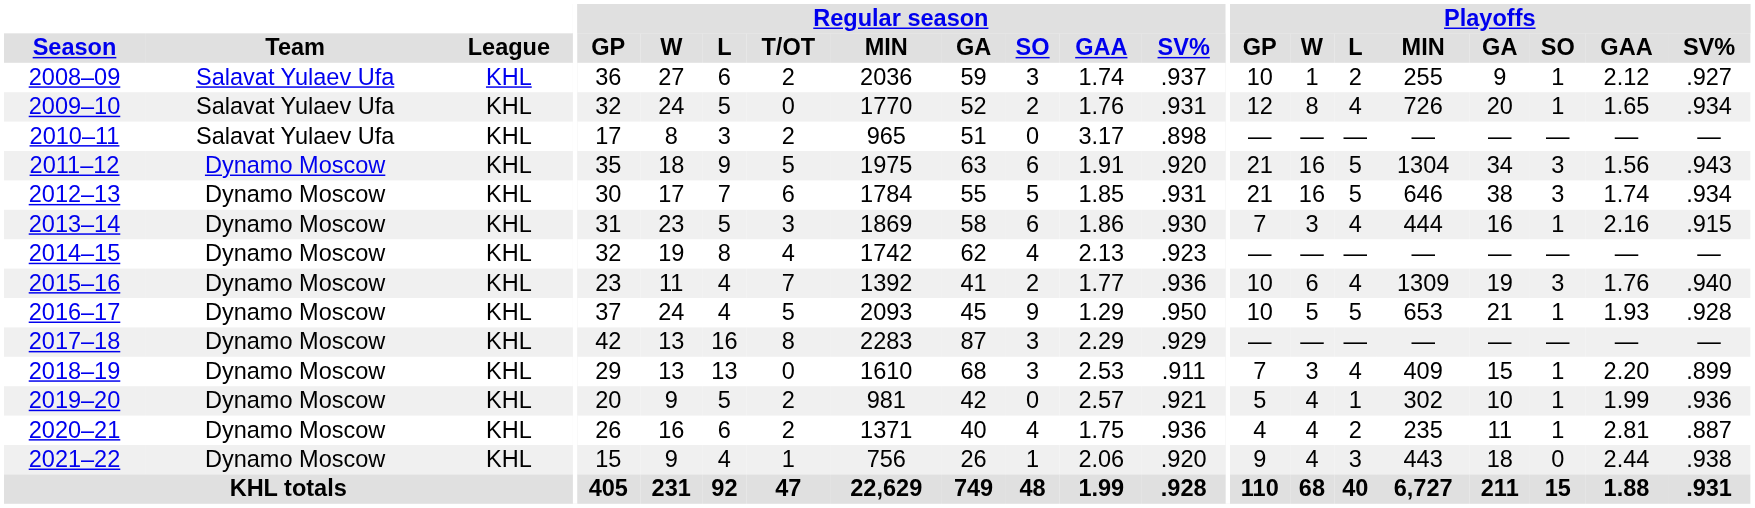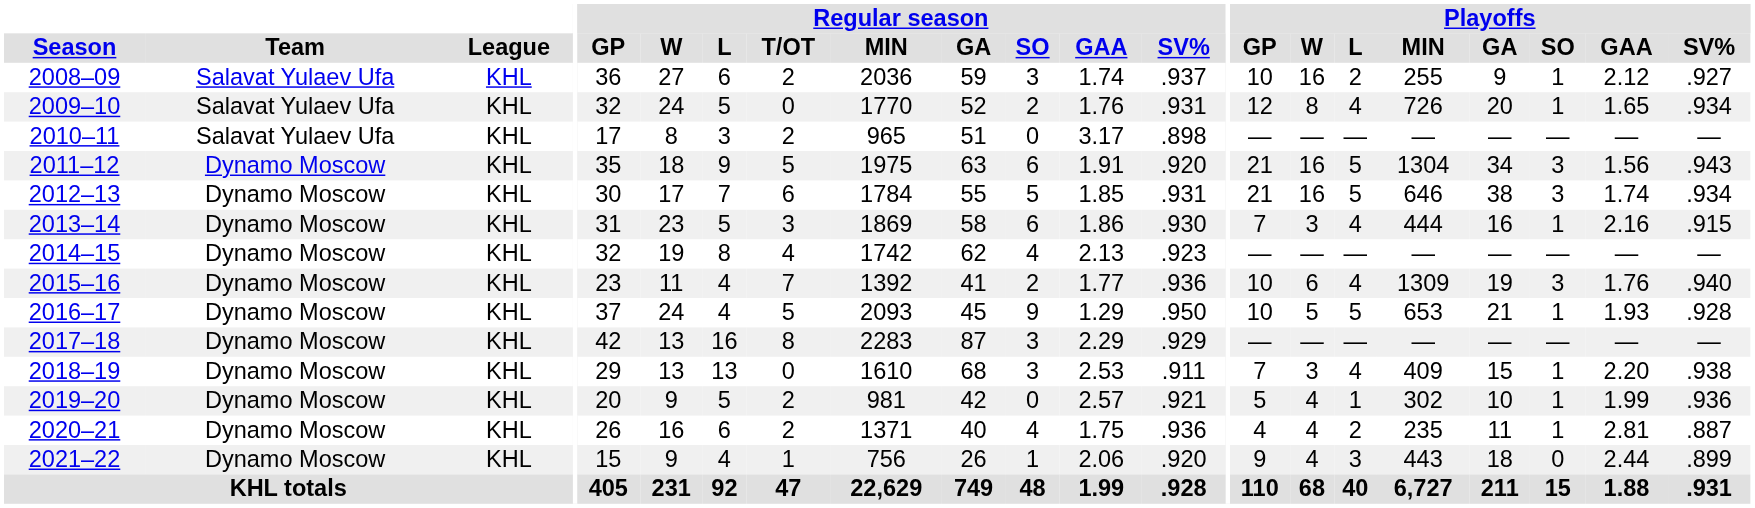(1312, 77) 1 -> (1312, 77) 16
(1709, 371) .899 -> (1709, 371) .938
(1709, 459) .938 -> (1709, 459) .899
